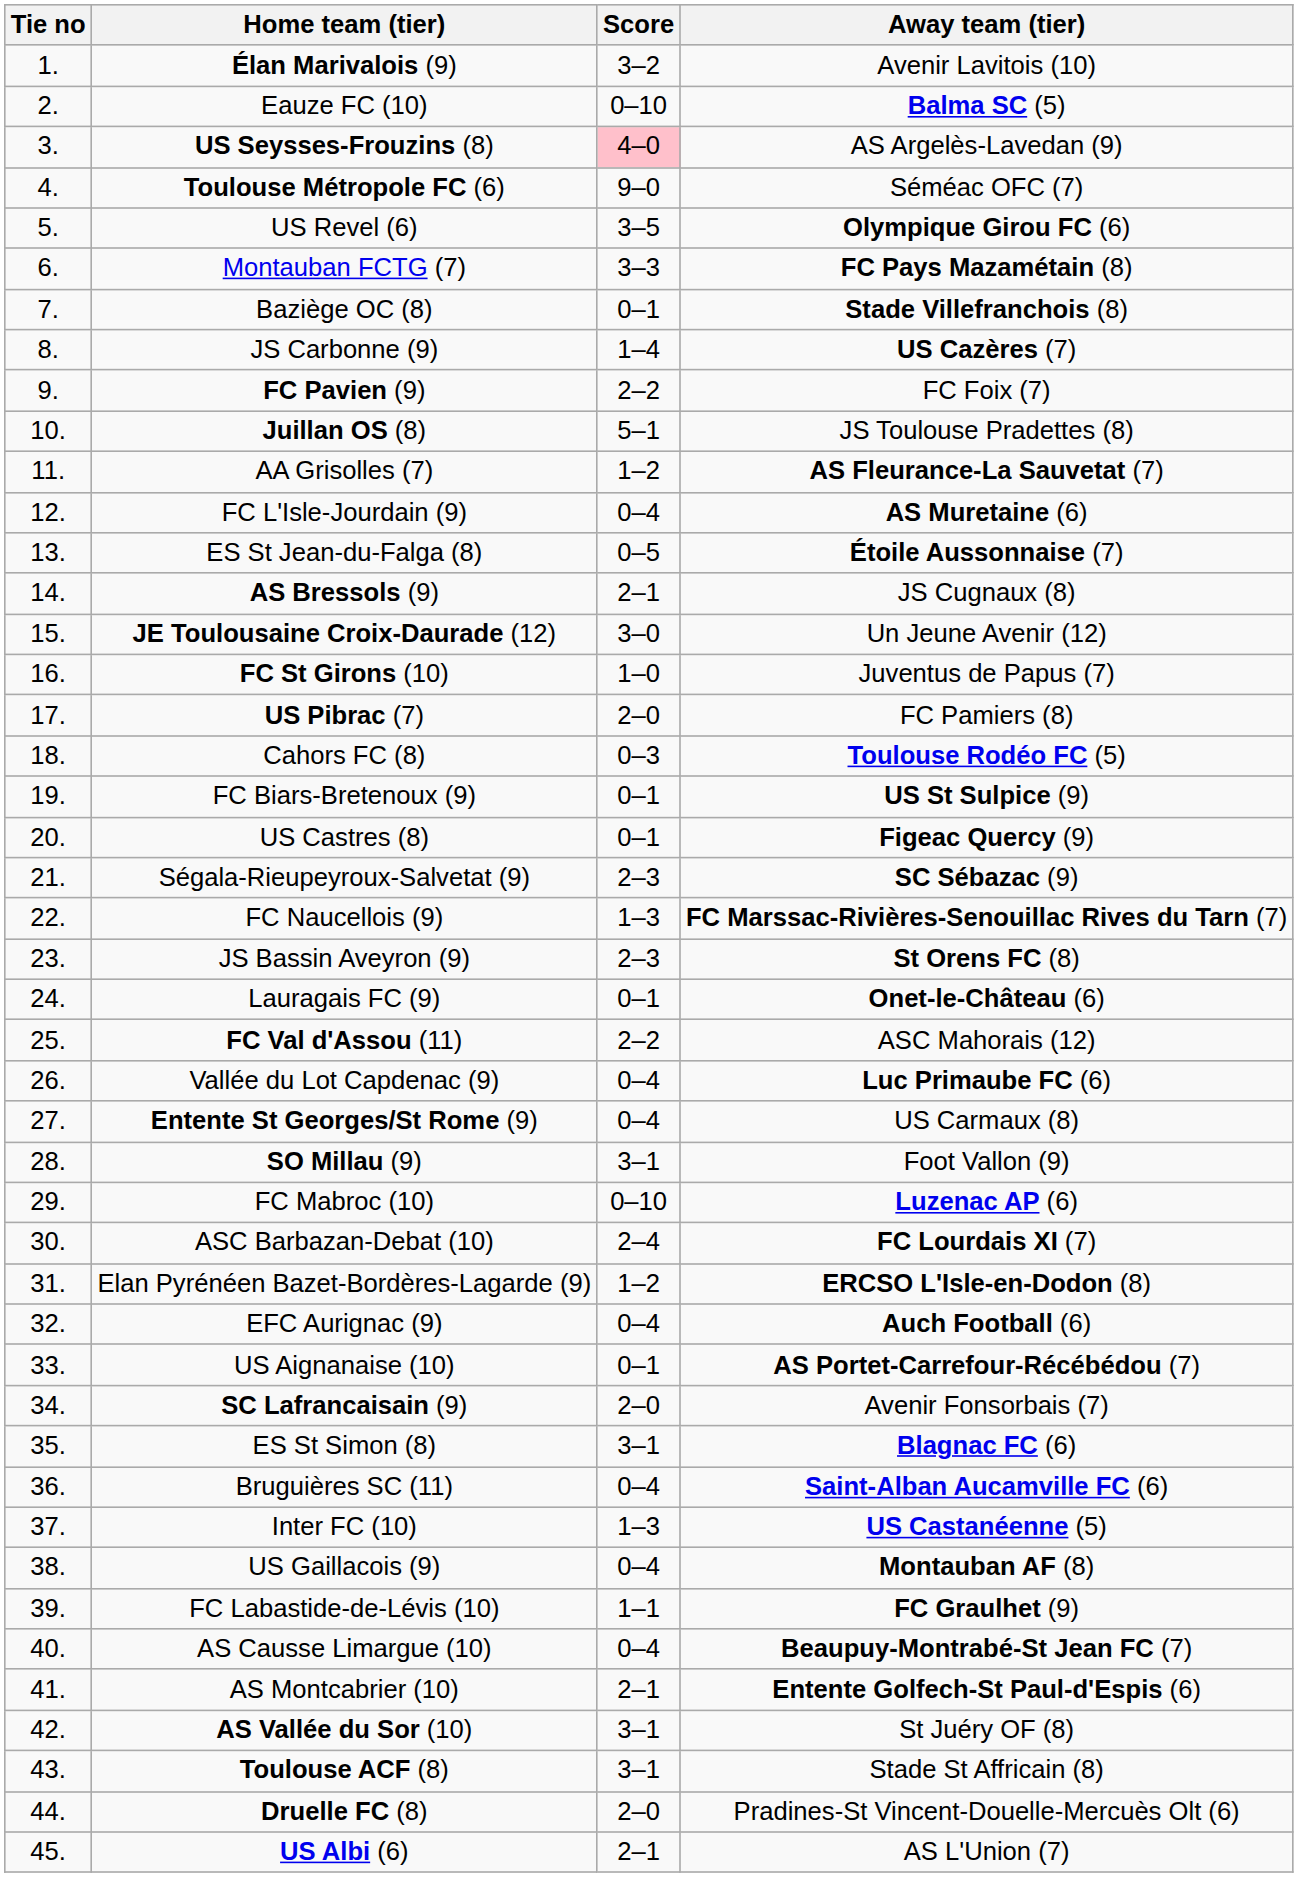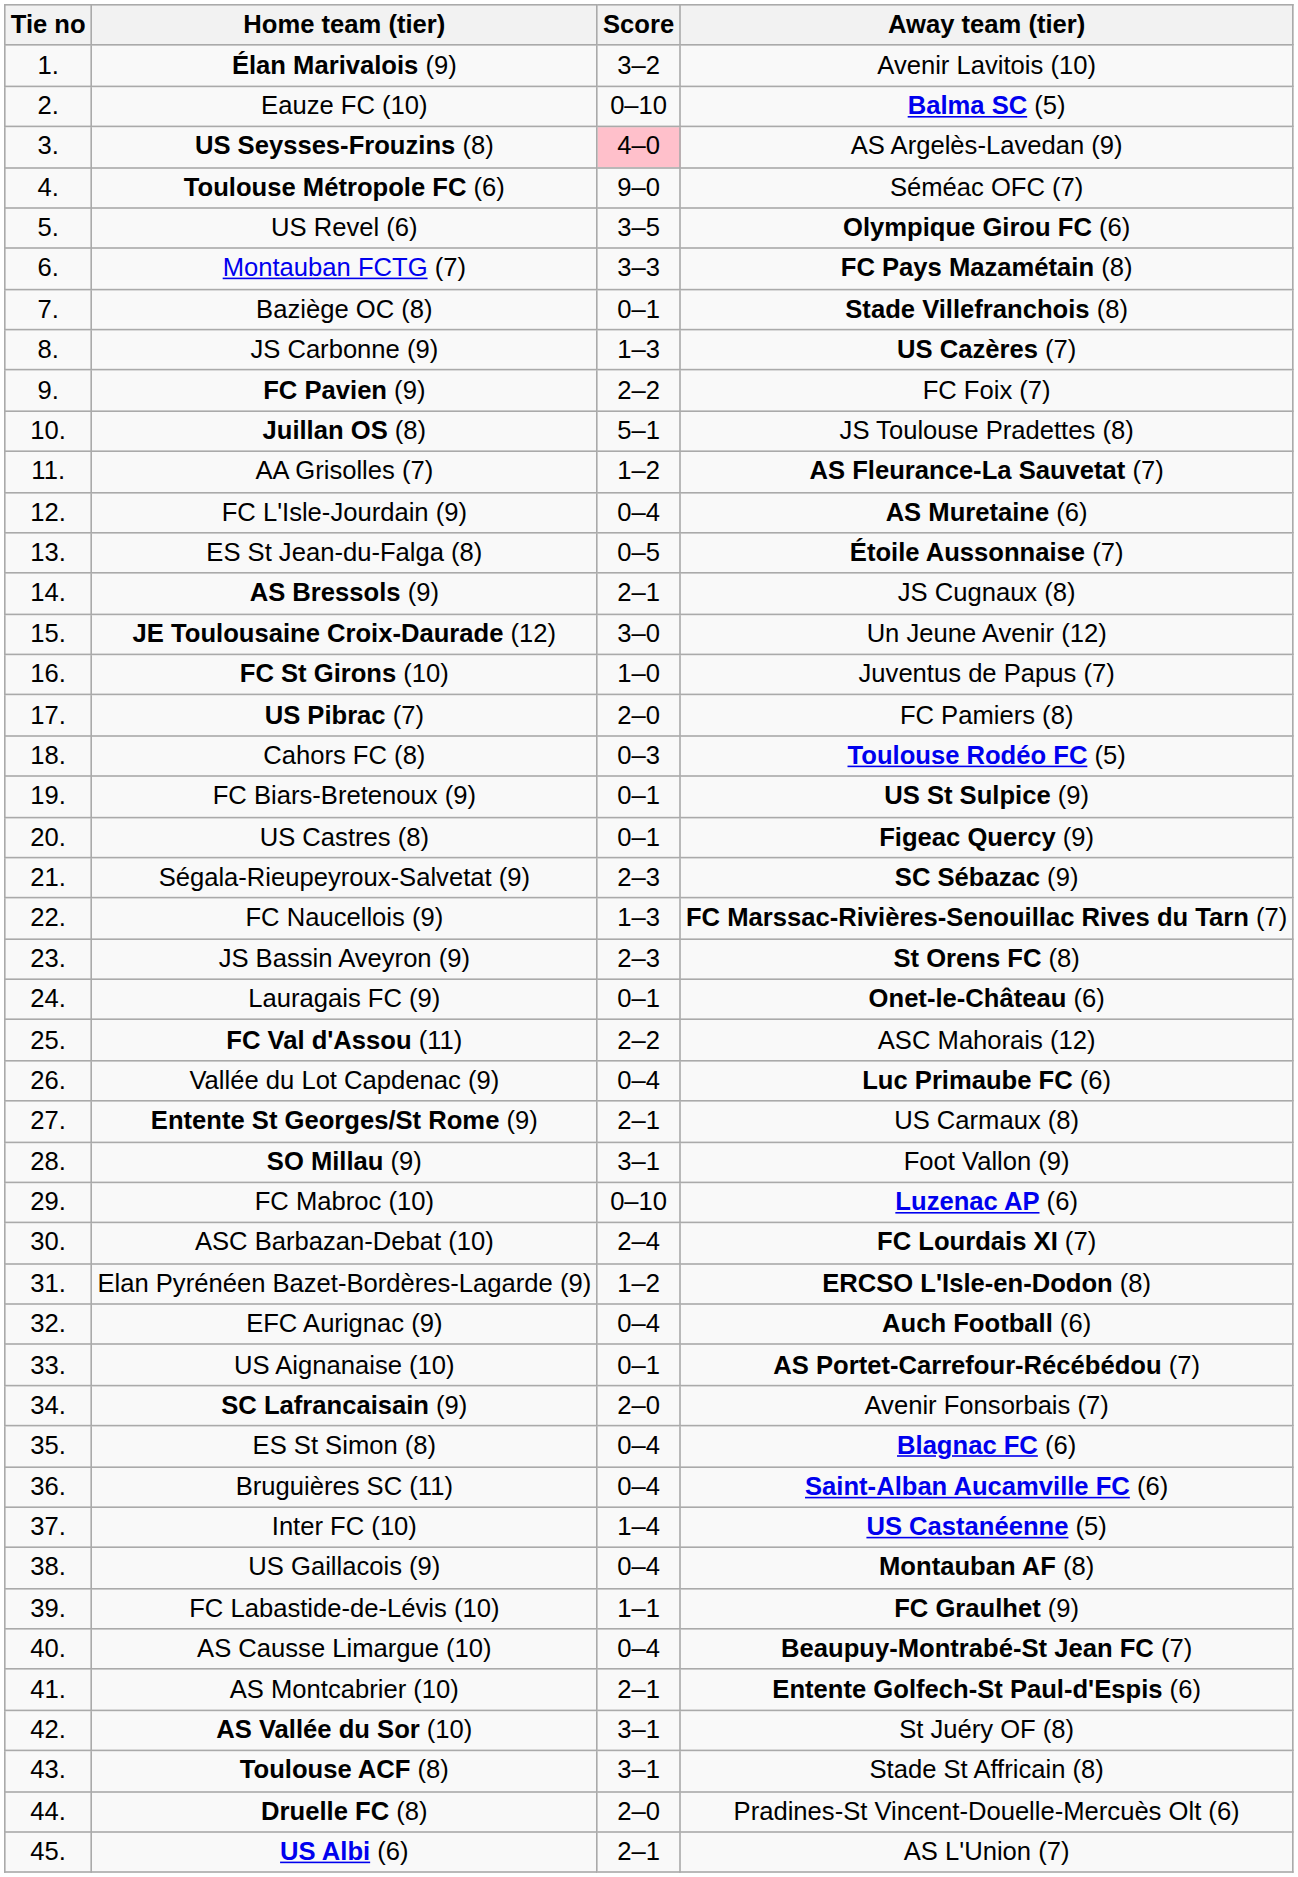(639, 349) 1–4 -> (639, 349) 1–3
(639, 1120) 0–4 -> (639, 1120) 2–1
(639, 1445) 3–1 -> (639, 1445) 0–4
(639, 1526) 1–3 -> (639, 1526) 1–4
